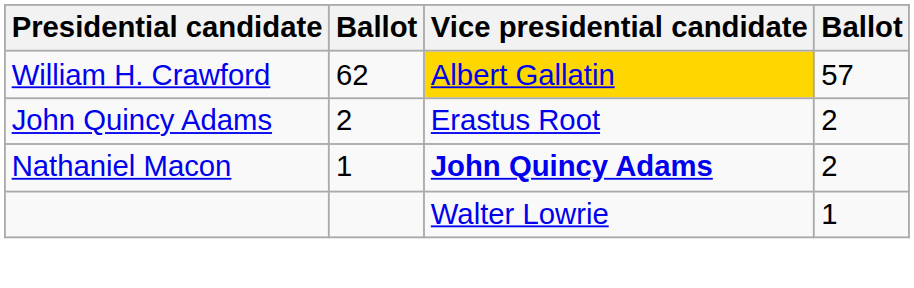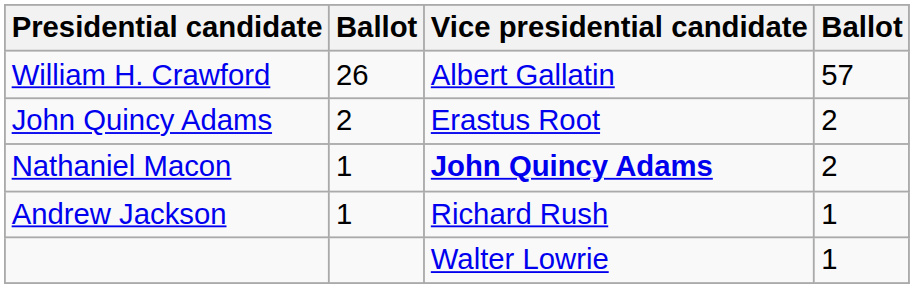(352, 74) 62 -> (352, 74) 26
(523, 74) gold background -> (523, 74) no background
+ row: (119, 213)
